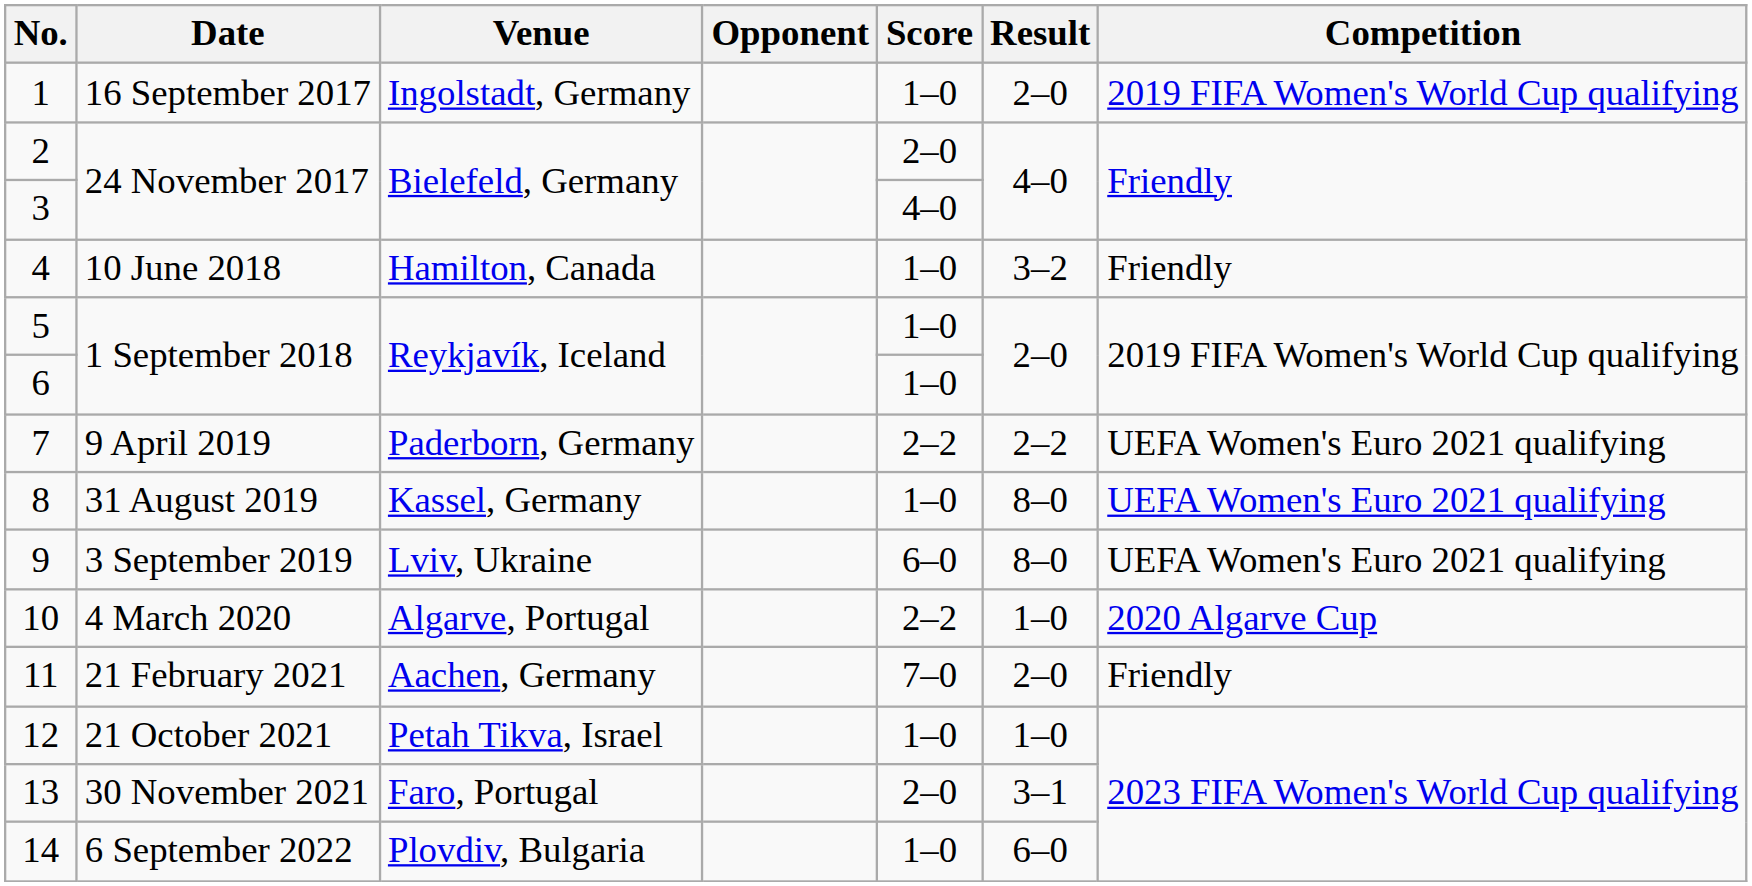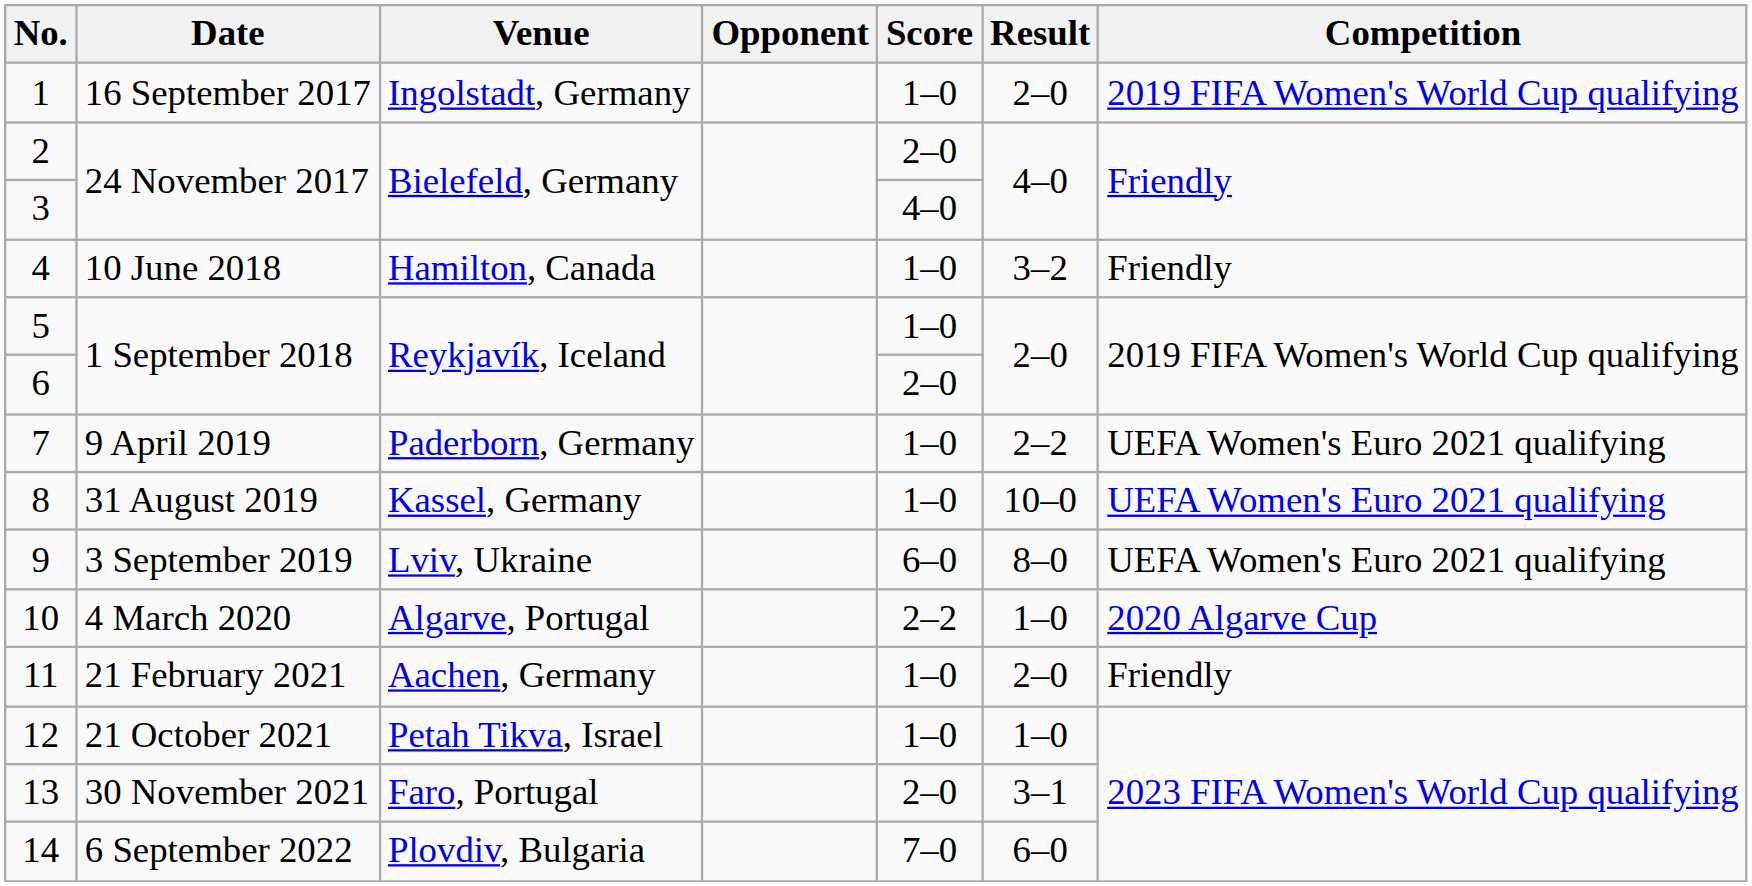(929, 383) 1–0 -> (929, 383) 2–0
(929, 442) 2–2 -> (929, 442) 1–0
(1040, 500) 8–0 -> (1040, 500) 10–0
(929, 675) 7–0 -> (929, 675) 1–0
(929, 850) 1–0 -> (929, 850) 7–0
